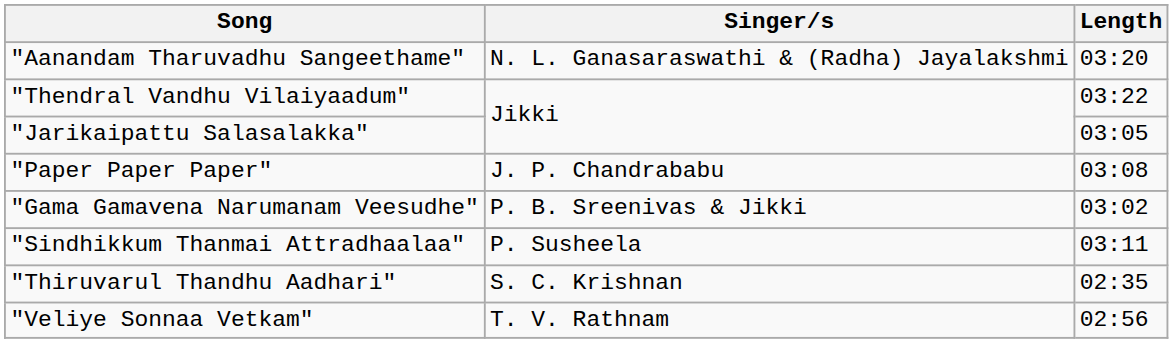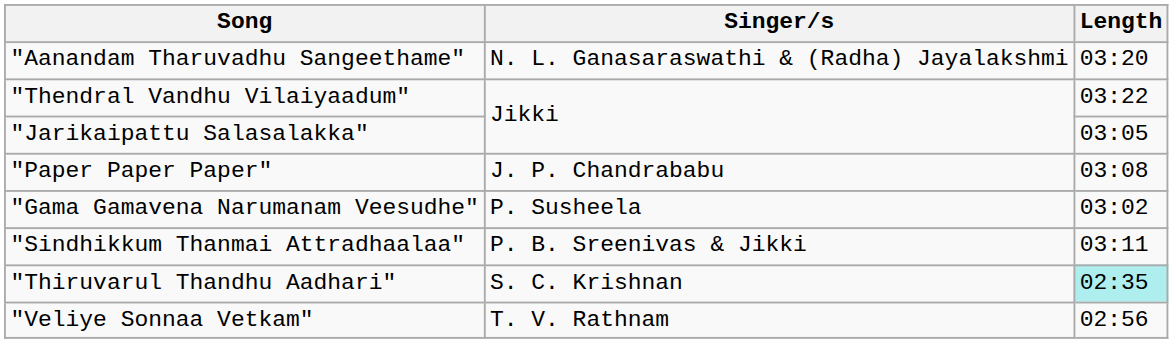(648, 209) P. B. Sreenivas & Jikki -> (566, 209) P. Susheela
(566, 246) P. Susheela -> (648, 246) P. B. Sreenivas & Jikki
(1114, 283) no background -> (1114, 283) paleturquoise background
